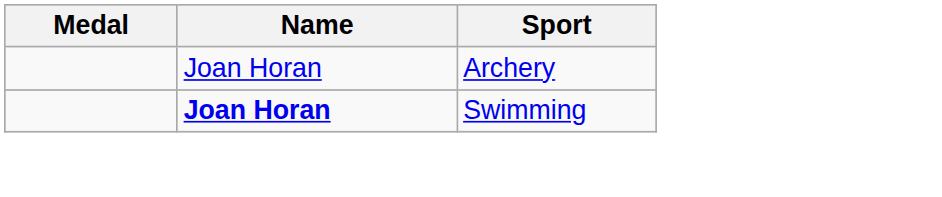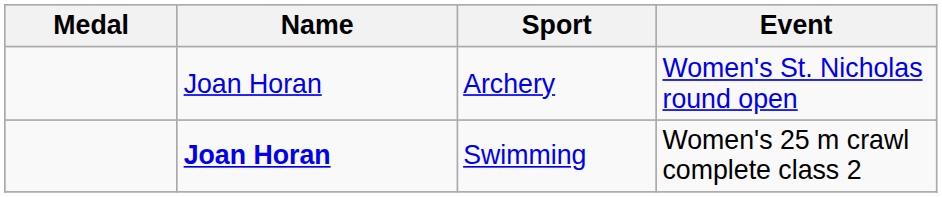+ column: (796, 25)
